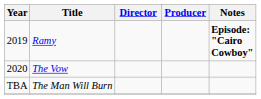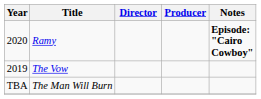(17, 40) 2019 -> (17, 40) 2020
(17, 69) 2020 -> (17, 69) 2019
